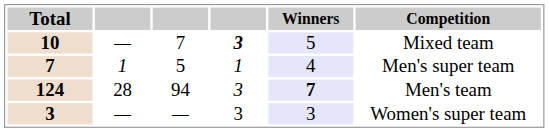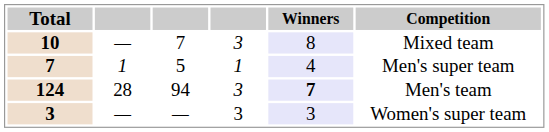(238, 42) bold -> (238, 42) normal
(311, 42) 5 -> (311, 42) 8
